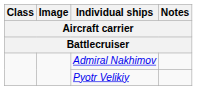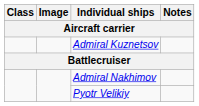+ row: (116, 45)
